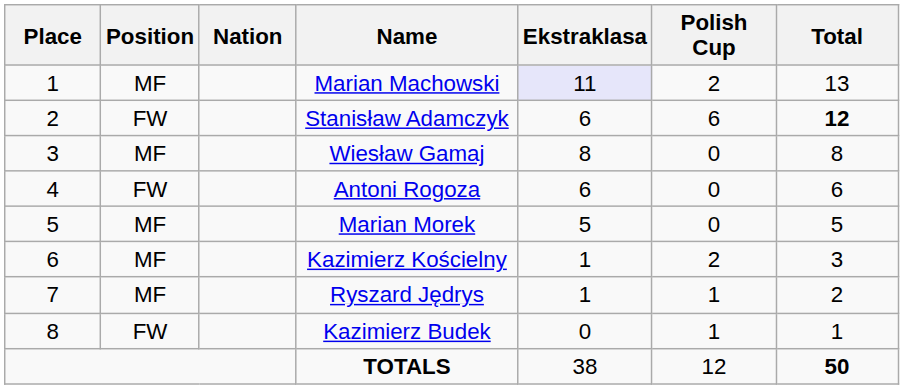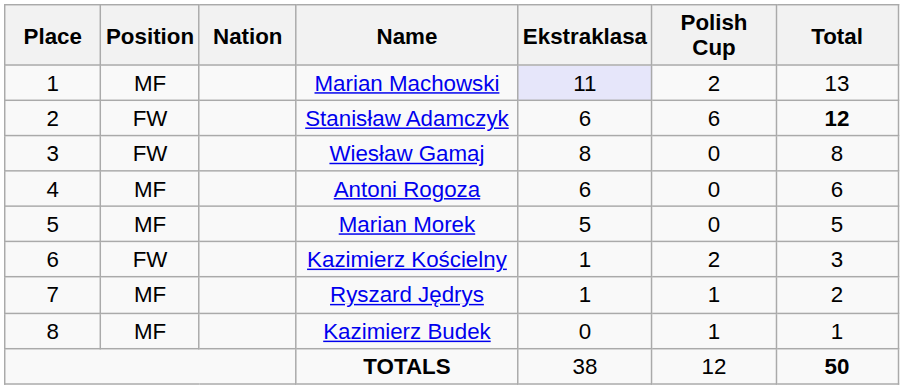(150, 154) MF -> (150, 154) FW
(150, 189) FW -> (150, 189) MF
(150, 260) MF -> (150, 260) FW
(150, 331) FW -> (150, 331) MF
